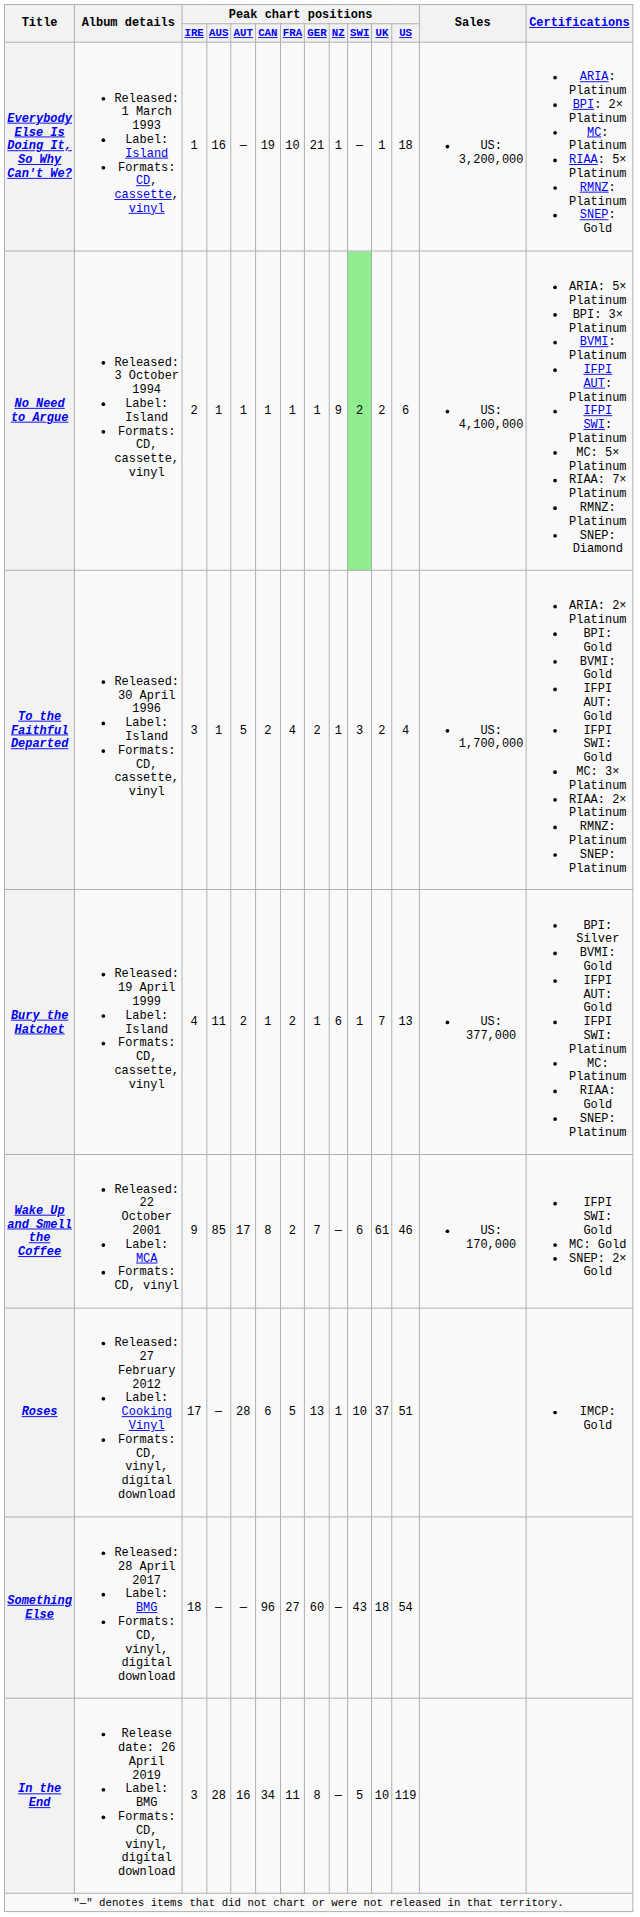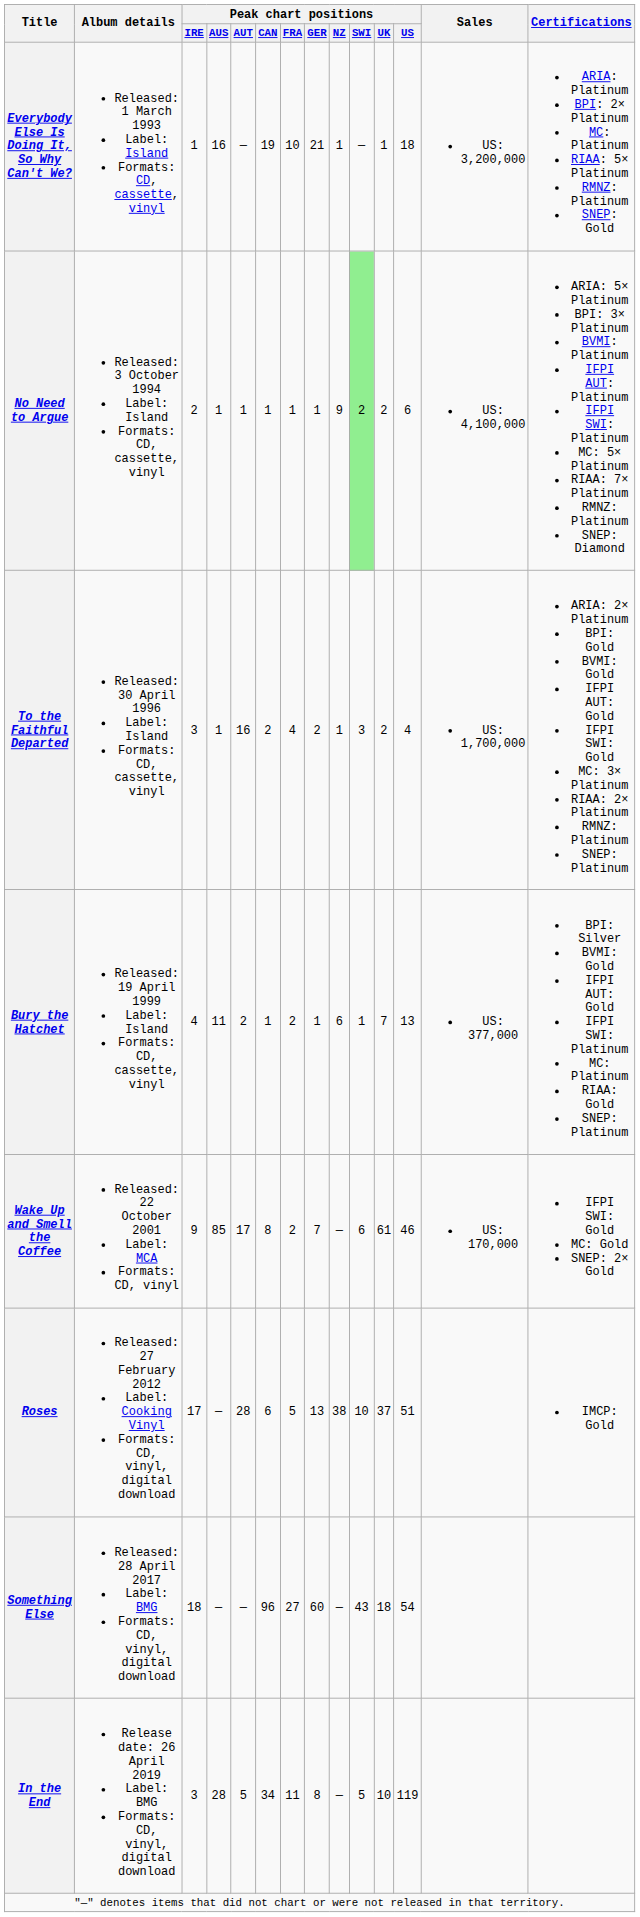(243, 730) 5 -> (243, 730) 16
(338, 1412) 1 -> (339, 1412) 38
(243, 1796) 16 -> (243, 1796) 5
